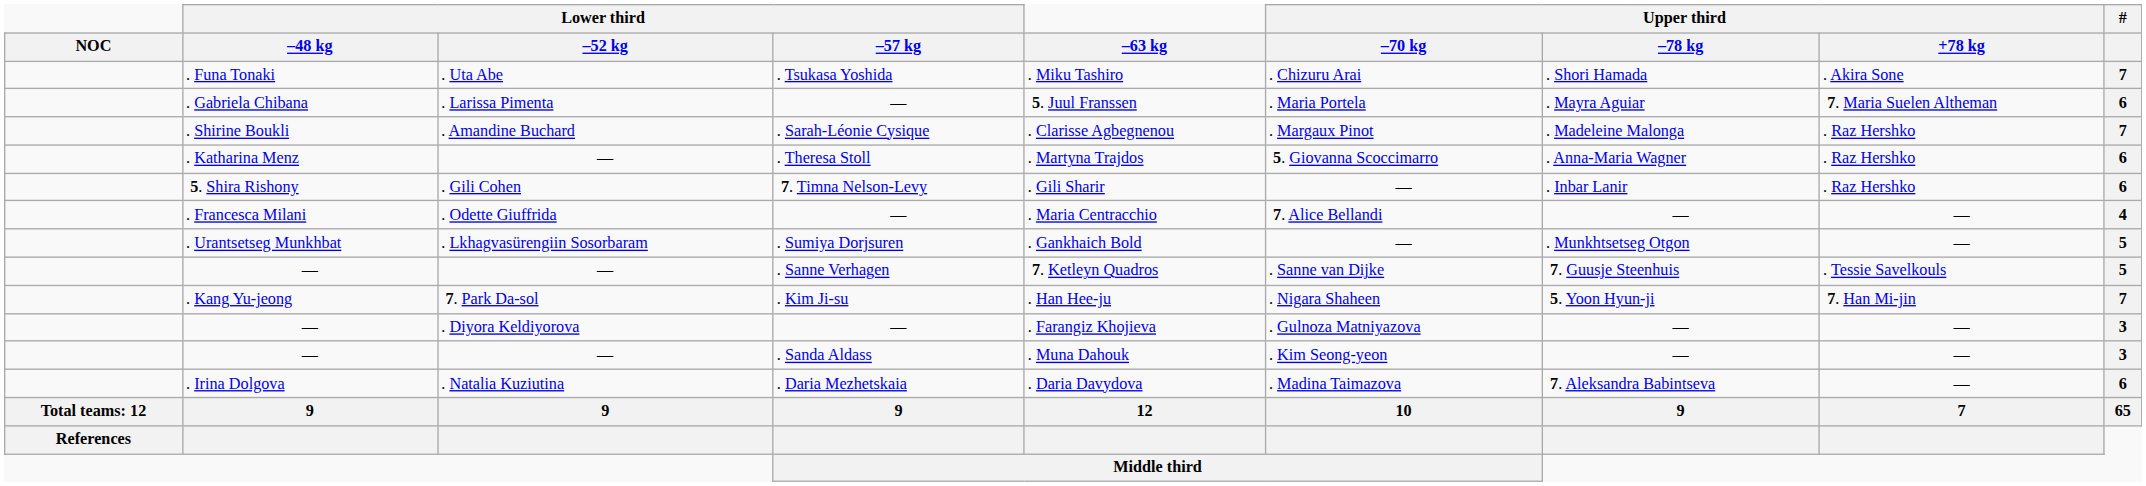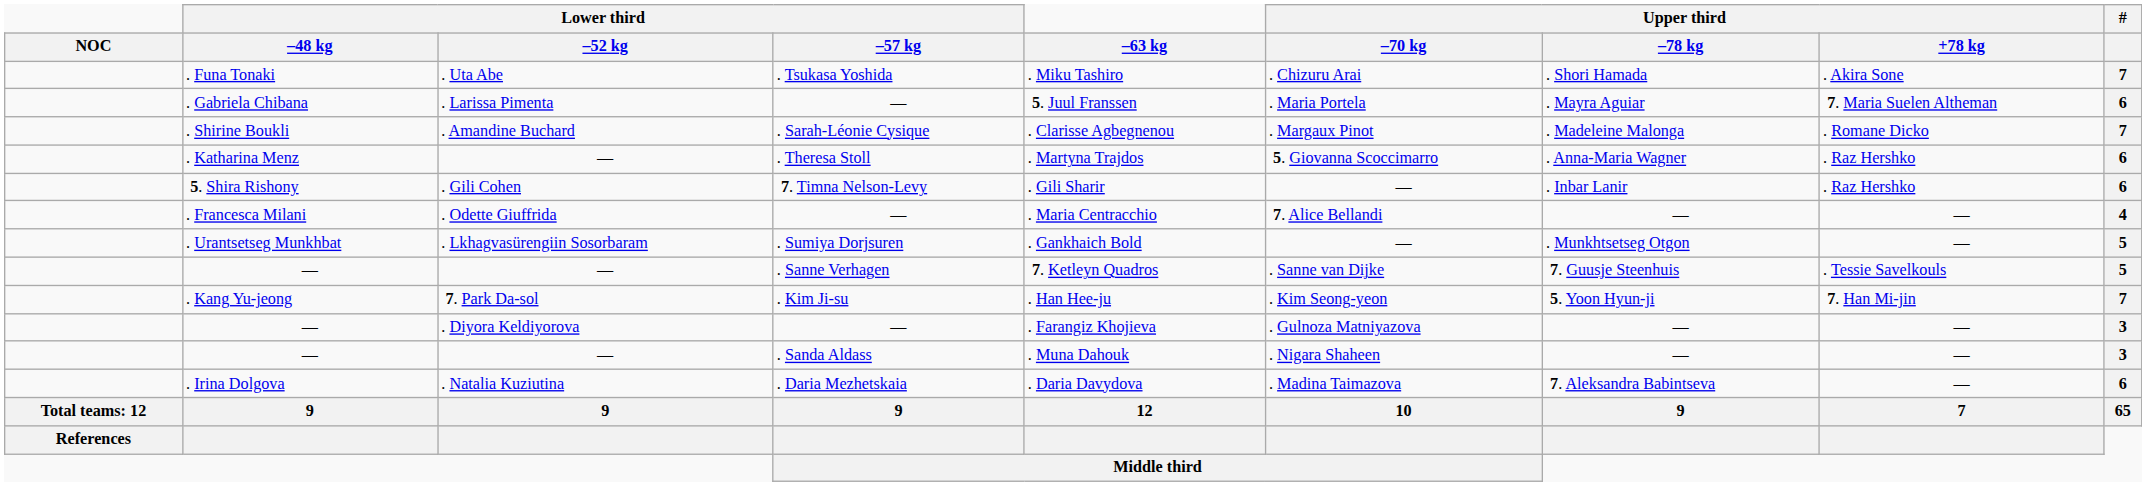(1869, 130) . Raz Hershko -> (1876, 130) . Romane Dicko
(1325, 299) . Nigara Shaheen -> (1328, 299) . Kim Seong-yeon
(1328, 355) . Kim Seong-yeon -> (1325, 355) . Nigara Shaheen
